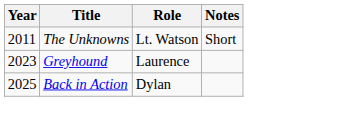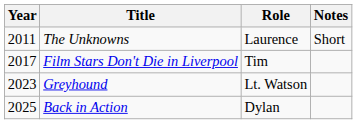(167, 38) Lt. Watson -> (271, 38) Laurence
+ row: (141, 61)
(163, 61) Laurence -> (276, 84) Lt. Watson
